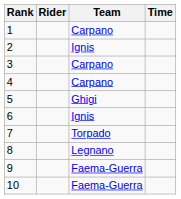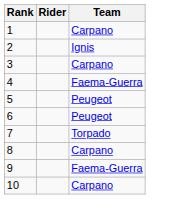- column: (160, 13)
(92, 82) Carpano -> (107, 82) Faema-Guerra
(84, 99) Ghigi -> (92, 99) Peugeot
(83, 116) Ignis -> (92, 116) Peugeot
(92, 151) Legnano -> (92, 151) Carpano
(107, 185) Faema-Guerra -> (92, 185) Carpano
